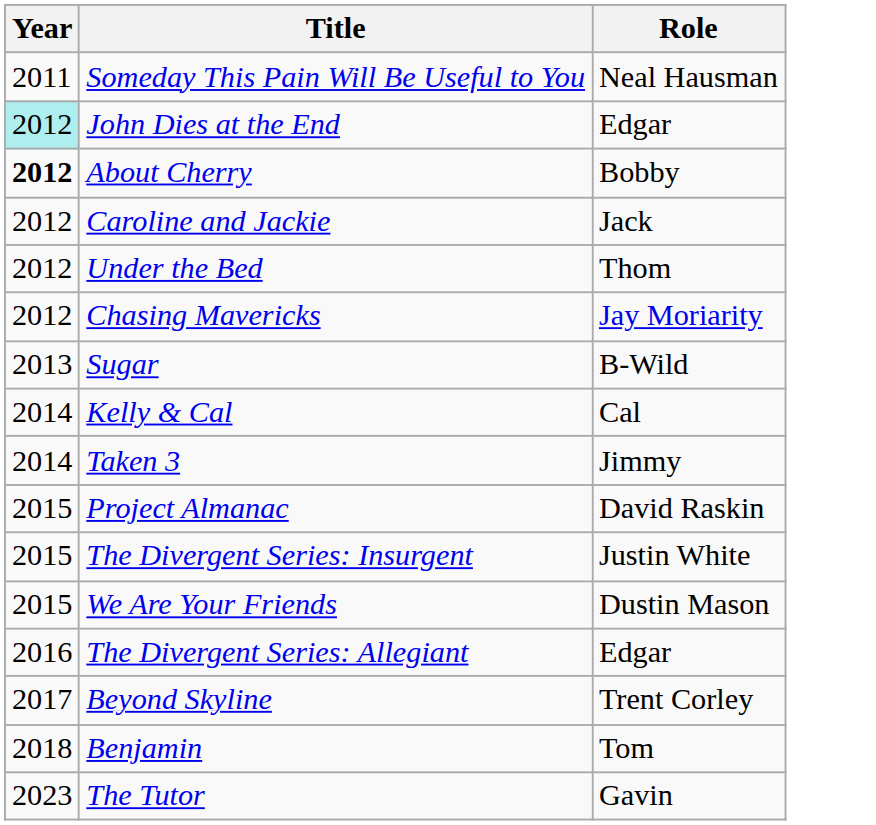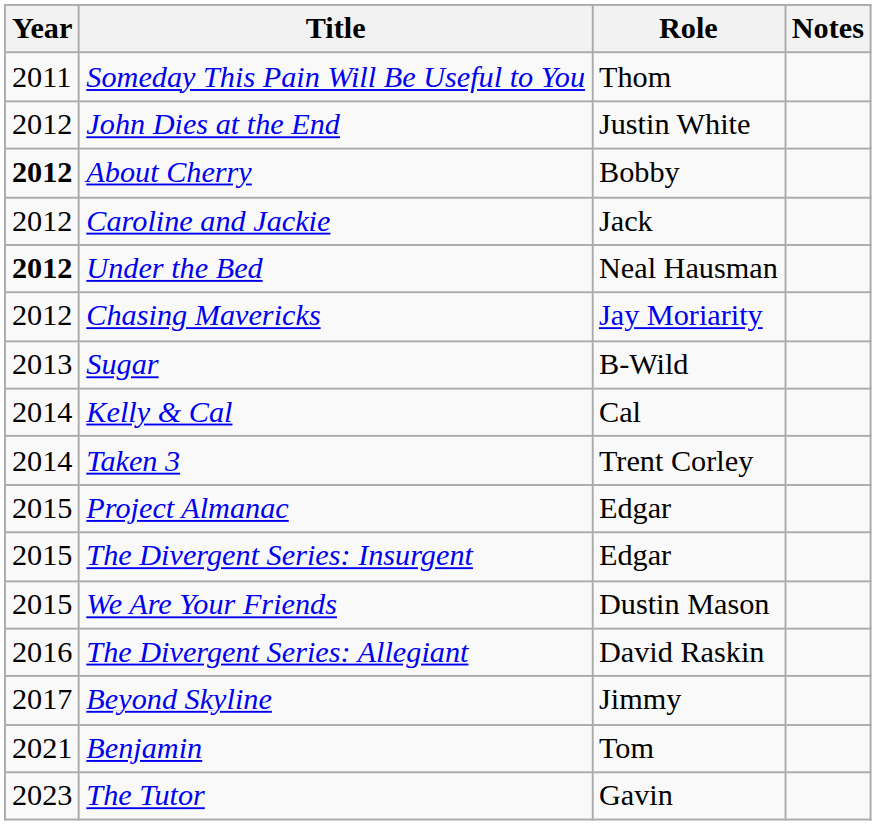+ column: (828, 28)
(688, 76) Neal Hausman -> (635, 76) Thom
(42, 124) paleturquoise background -> (42, 124) no background
(635, 124) Edgar -> (675, 124) Justin White
(42, 268) normal -> (42, 268) bold
(635, 268) Thom -> (688, 268) Neal Hausman
(640, 460) Jimmy -> (676, 460) Trent Corley
(682, 508) David Raskin -> (635, 508) Edgar
(675, 556) Justin White -> (635, 556) Edgar
(635, 651) Edgar -> (682, 651) David Raskin
(676, 699) Trent Corley -> (640, 699) Jimmy
(42, 747) 2018 -> (42, 747) 2021
